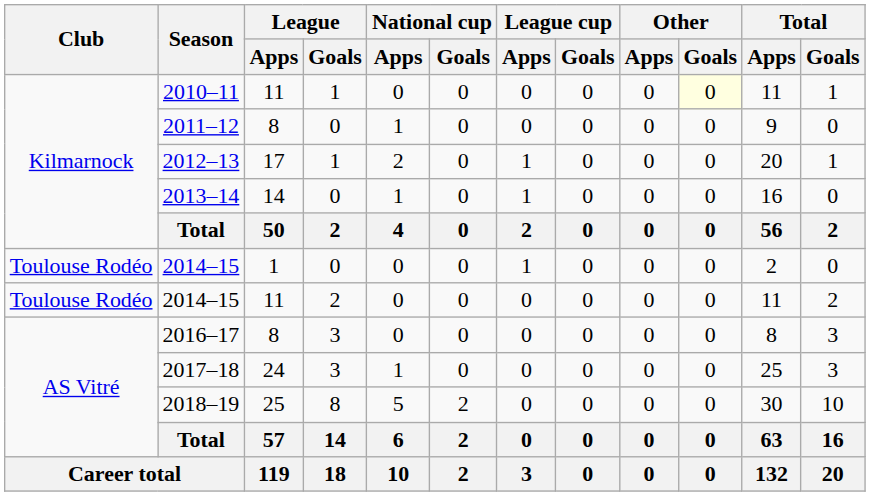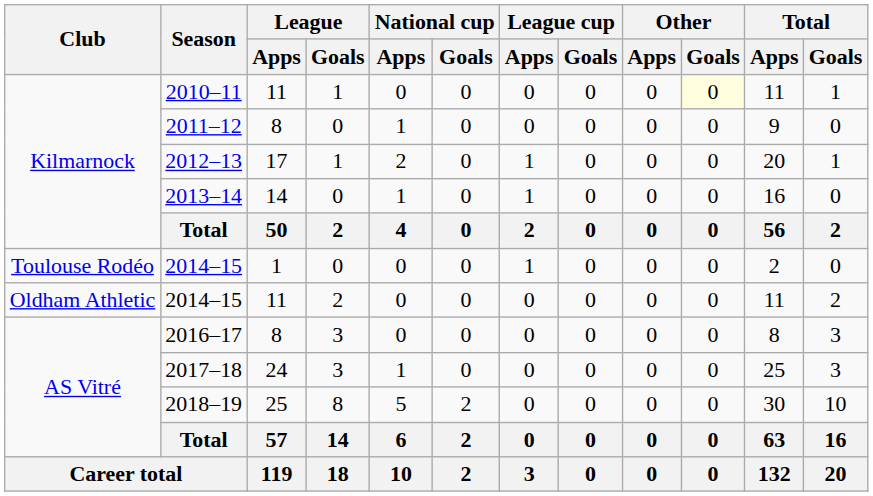(81, 299) Toulouse Rodéo -> (82, 299) Oldham Athletic
